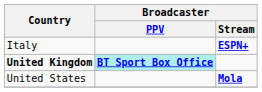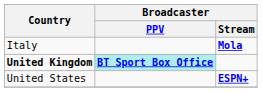(233, 46) ESPN+ -> (230, 46) Mola
(230, 79) Mola -> (233, 79) ESPN+
